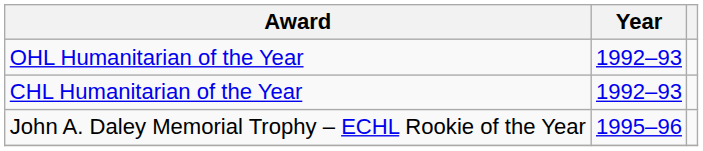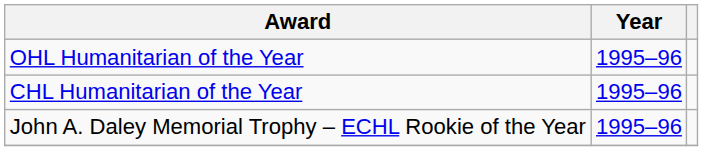(639, 57) 1992–93 -> (639, 57) 1995–96
(639, 92) 1992–93 -> (639, 92) 1995–96
